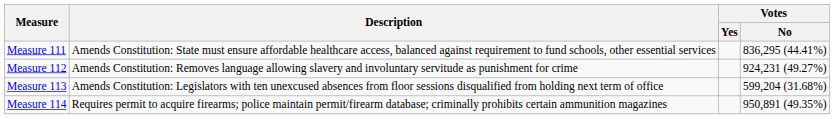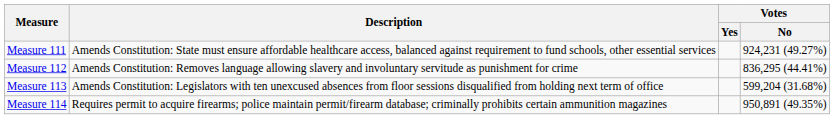(785, 50) 836,295 (44.41%) -> (785, 50) 924,231 (49.27%)
(785, 68) 924,231 (49.27%) -> (785, 68) 836,295 (44.41%)
